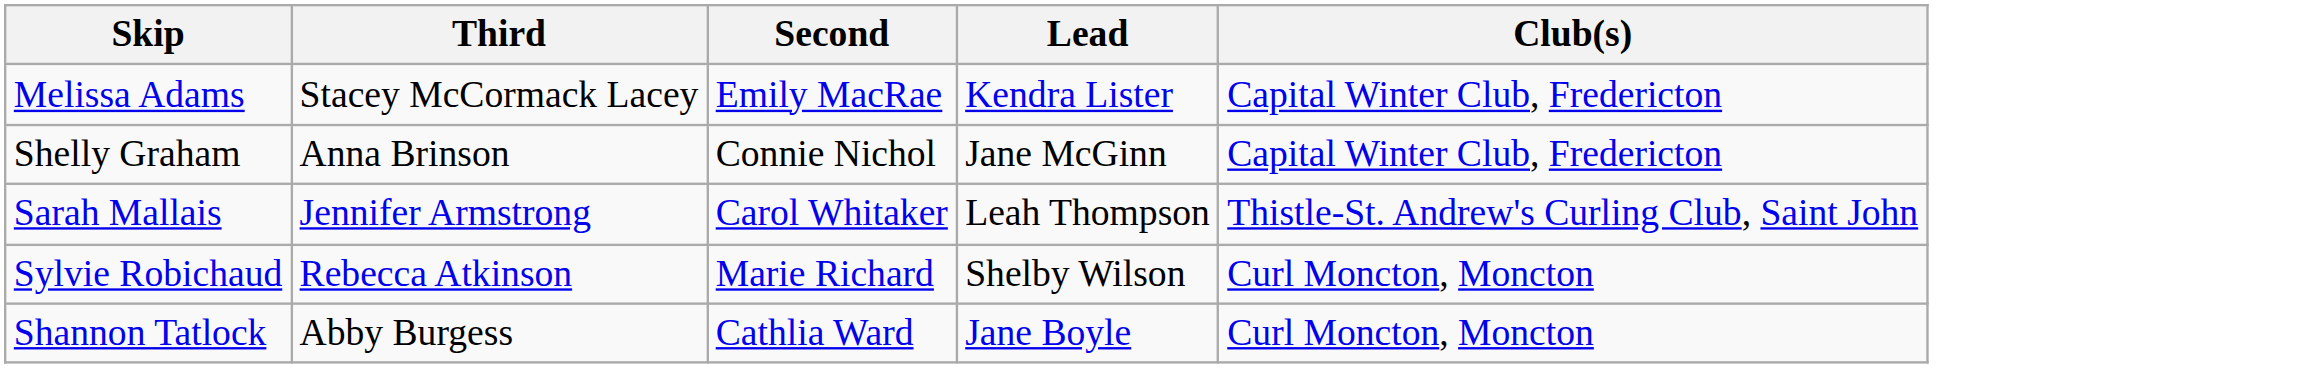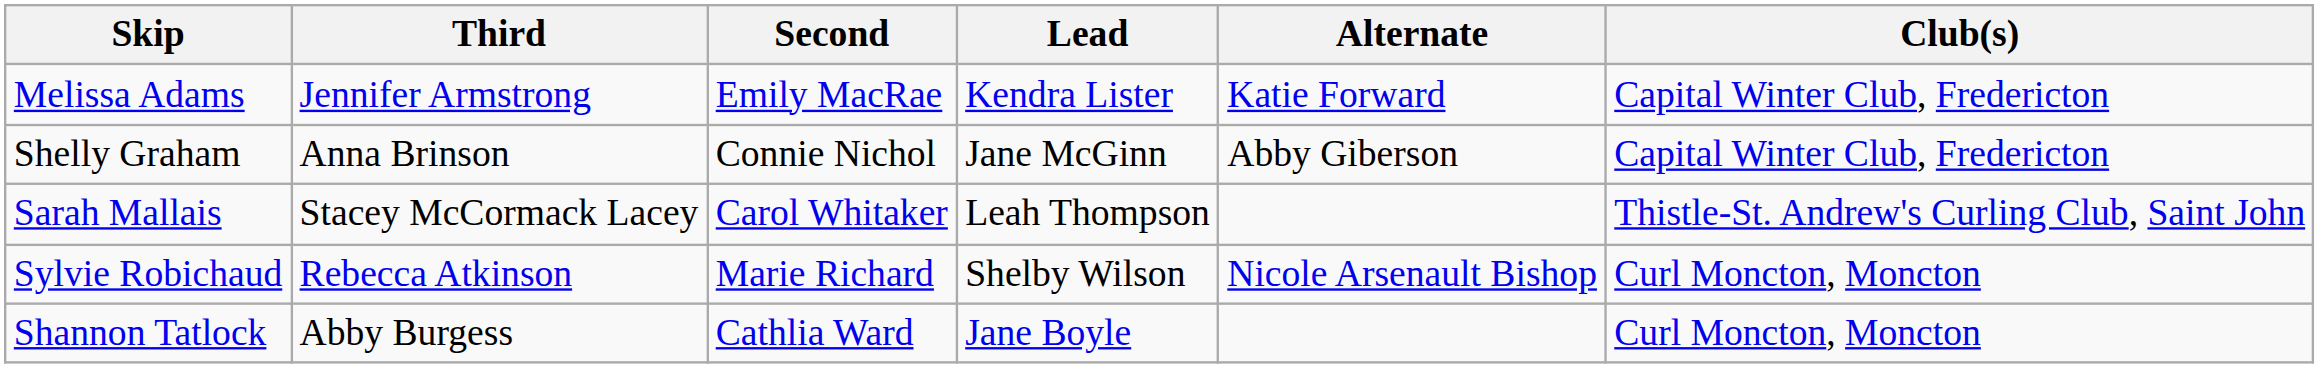+ column: (1412, 34)
(499, 93) Stacey McCormack Lacey -> (445, 93) Jennifer Armstrong
(445, 213) Jennifer Armstrong -> (499, 213) Stacey McCormack Lacey
